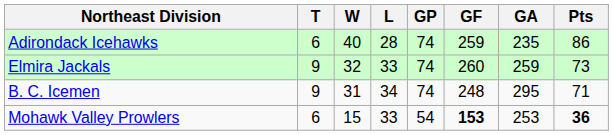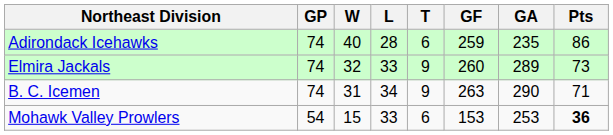columns swapped: (425, 17) <-> (316, 17)
(526, 67) 259 -> (526, 67) 289
(471, 92) 248 -> (471, 92) 263
(526, 92) 295 -> (526, 92) 290
(471, 117) bold -> (471, 117) normal
